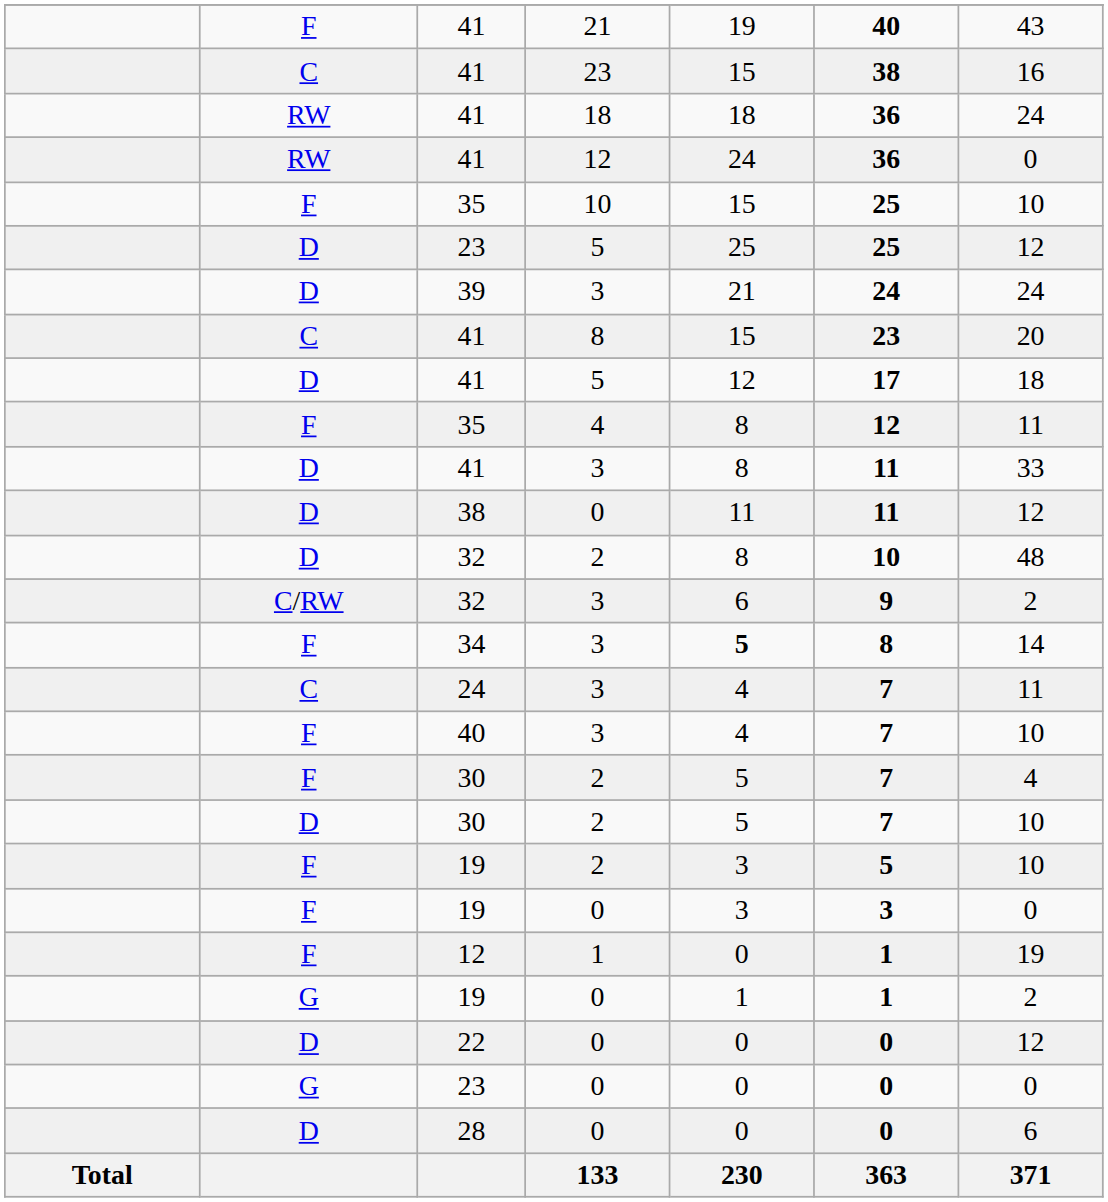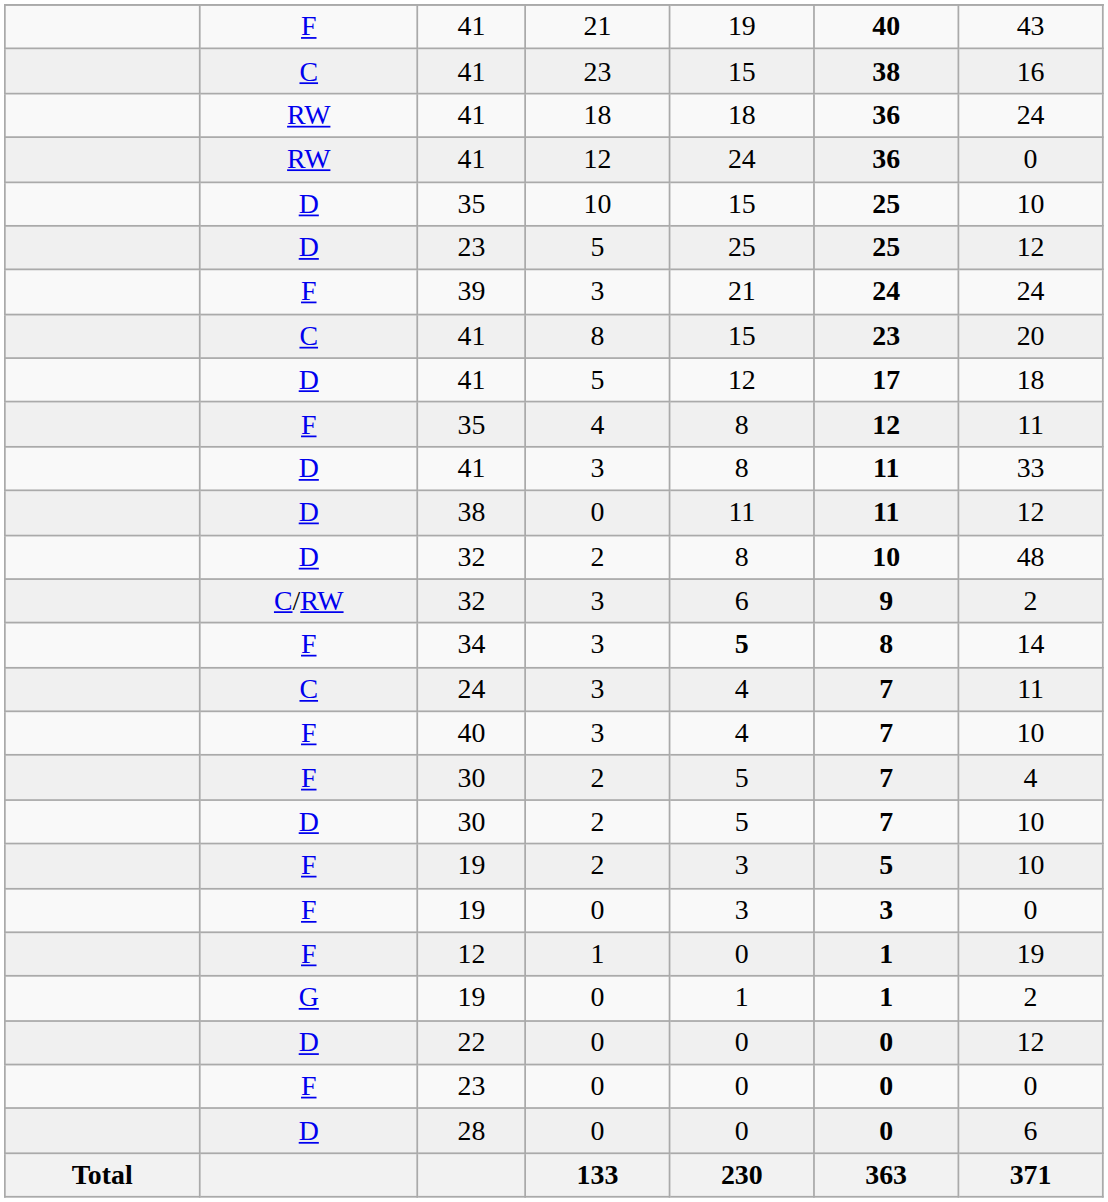(309, 203) F -> (309, 203) D
(309, 291) D -> (309, 291) F
(309, 1086) G -> (309, 1086) F
